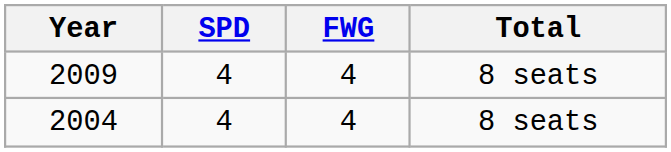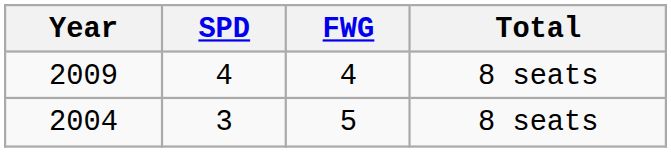(224, 122) 4 -> (224, 122) 3
(348, 122) 4 -> (348, 122) 5
